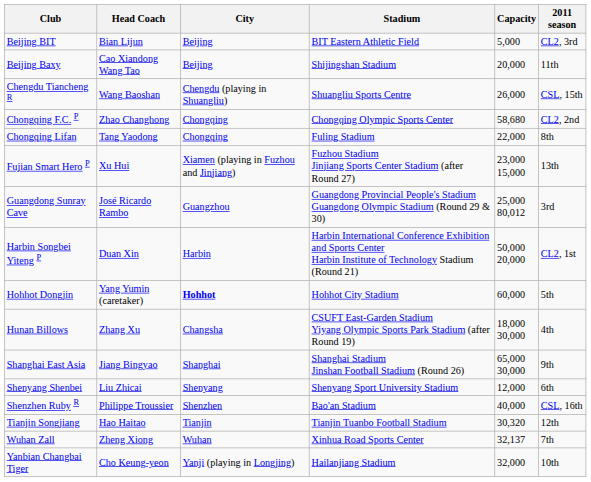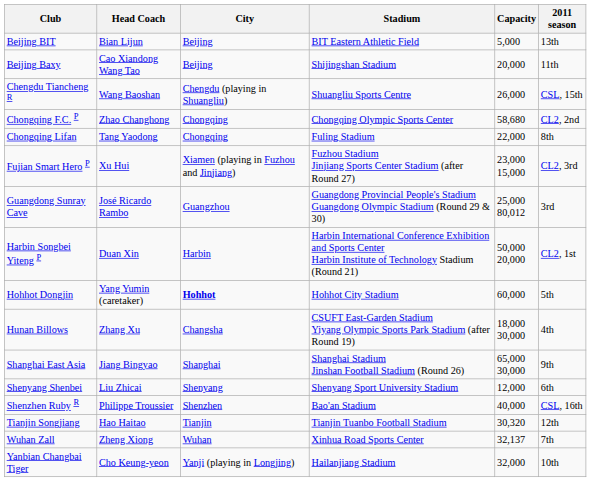(559, 41) CL2, 3rd -> (550, 41) 13th
(550, 166) 13th -> (559, 166) CL2, 3rd
